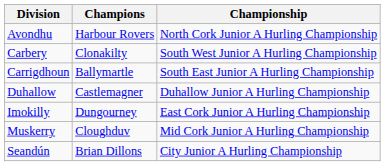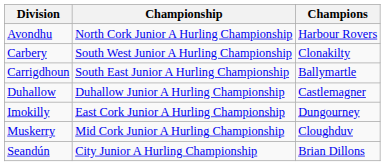columns swapped: (269, 14) <-> (115, 14)
